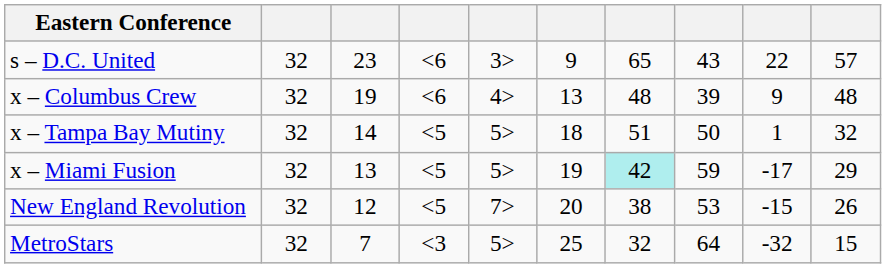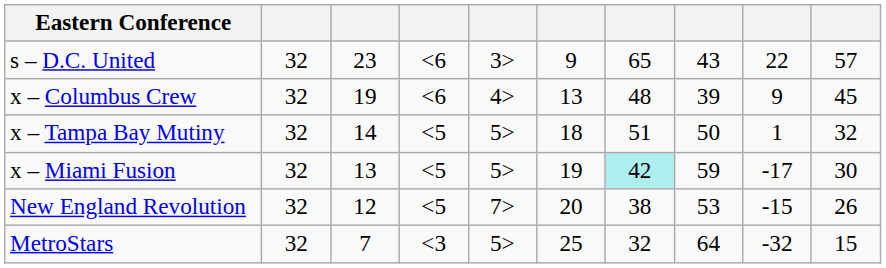(846, 96) 48 -> (846, 96) 45
(846, 170) 29 -> (846, 170) 30
